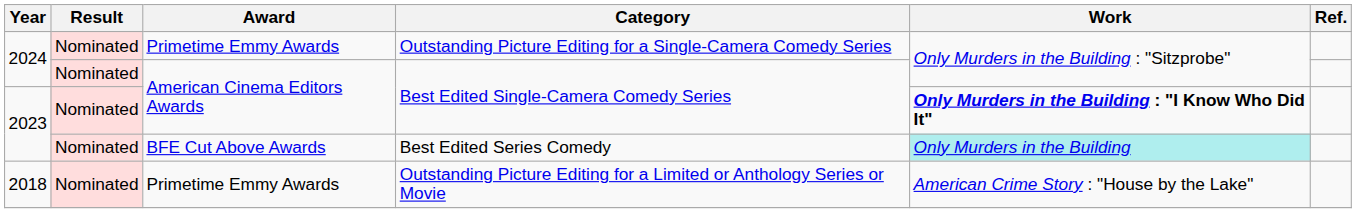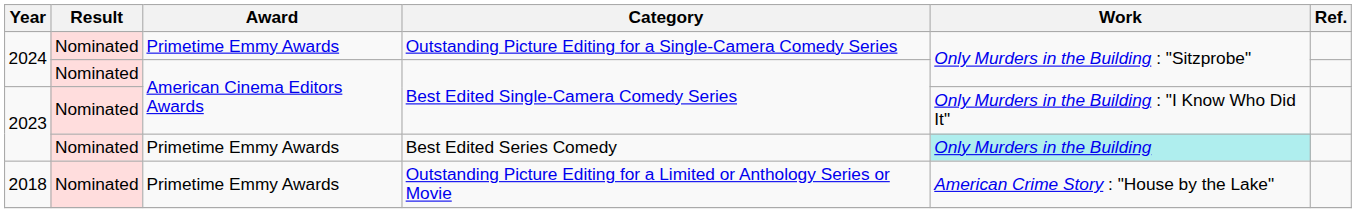(1109, 110) bold -> (1115, 110) normal
(236, 147) BFE Cut Above Awards -> (243, 147) Primetime Emmy Awards
